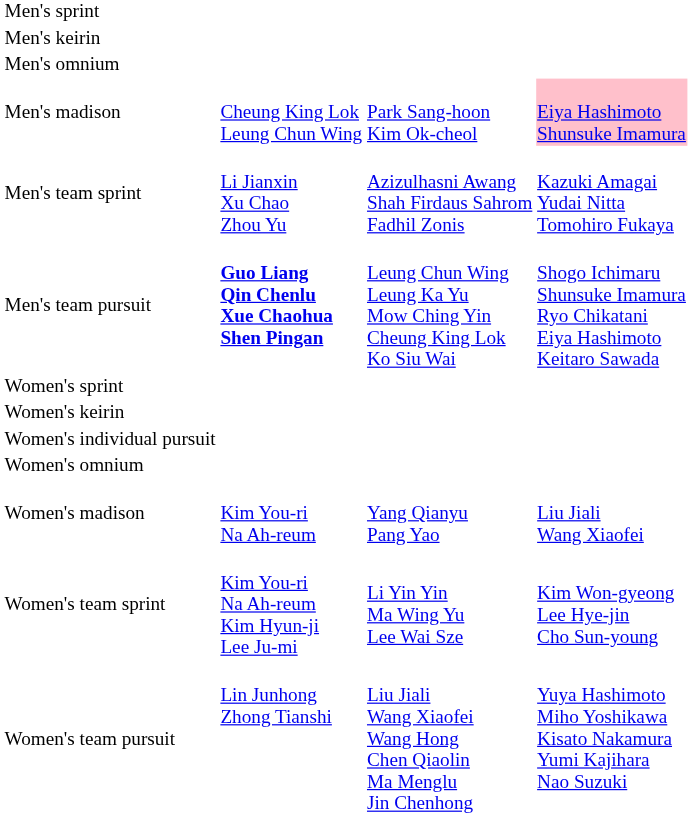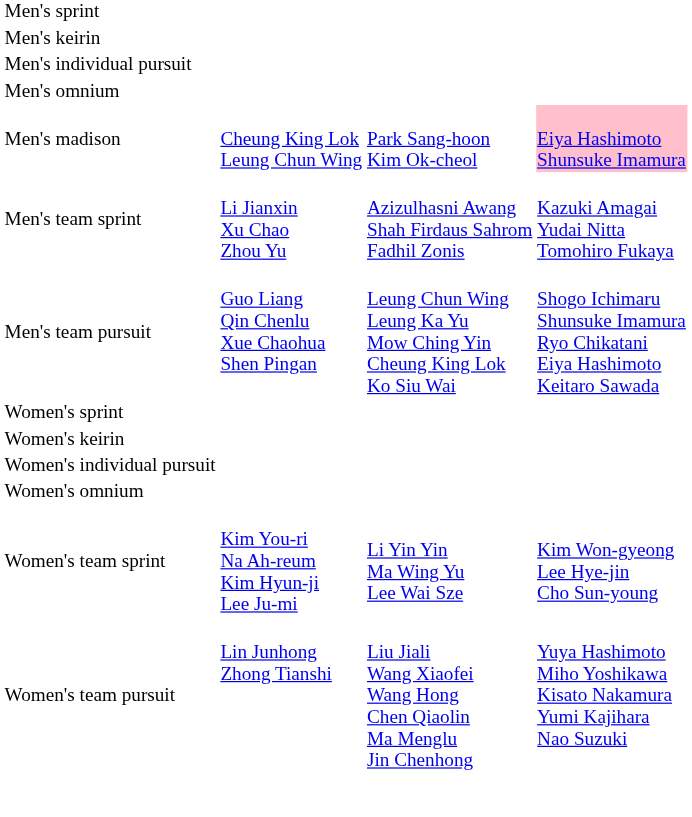+ row: (98, 64)
(277, 305) bold -> (273, 331) normal
- row: (75, 512)
